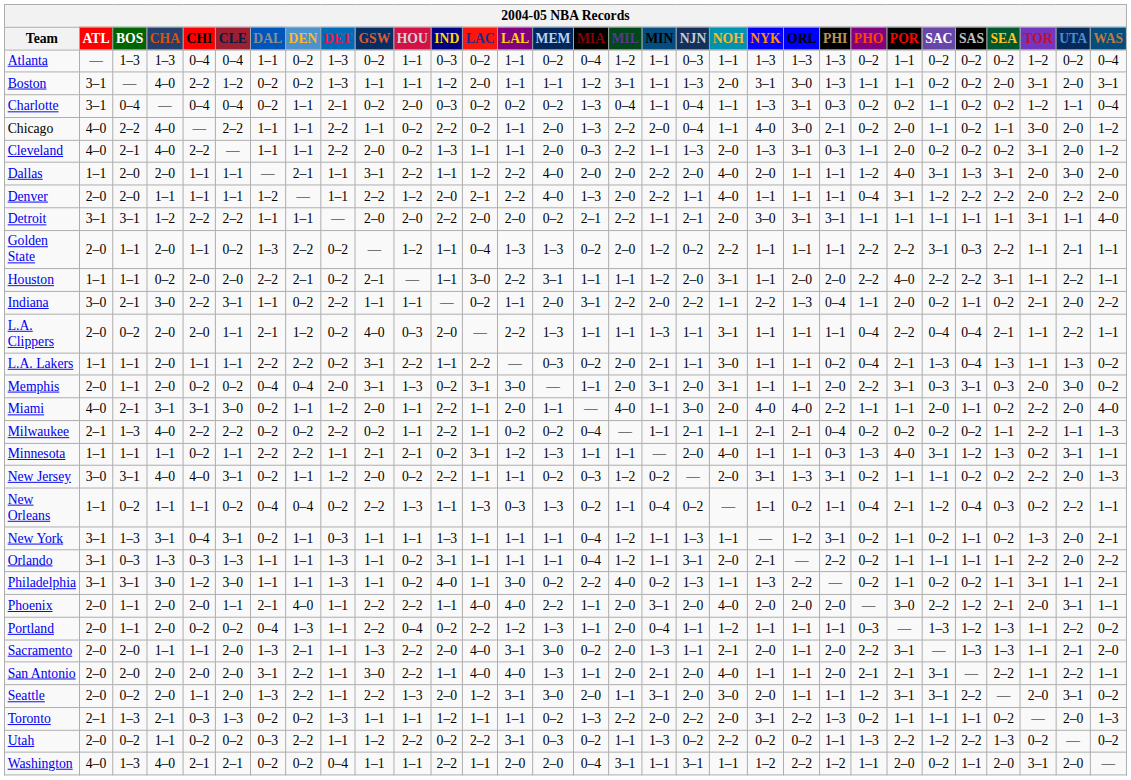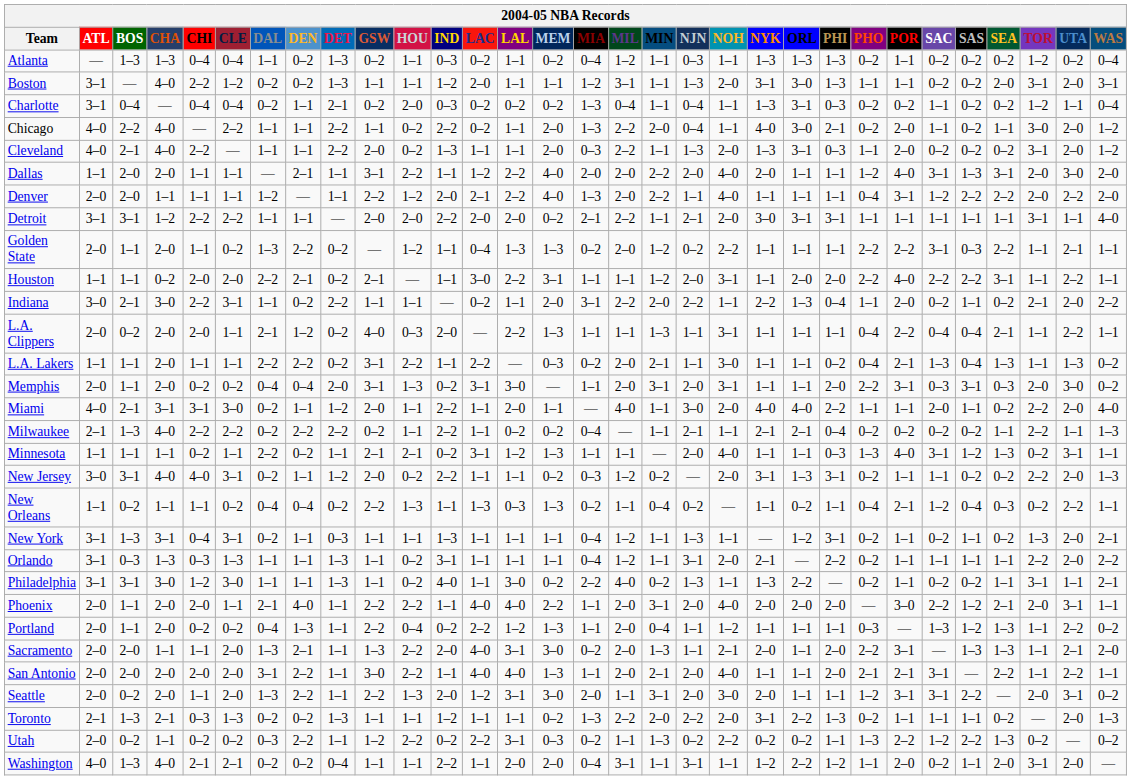(303, 432) 0–2 -> (303, 432) 2–2
(303, 454) 2–2 -> (303, 454) 0–2
